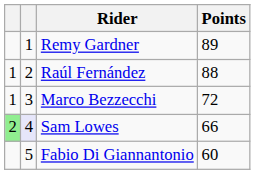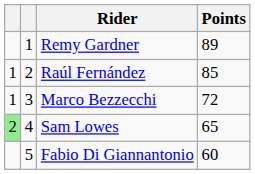(210, 72) 88 -> (210, 72) 85
(29, 127) lavender background -> (29, 127) no background
(210, 127) 66 -> (210, 127) 65
